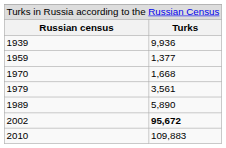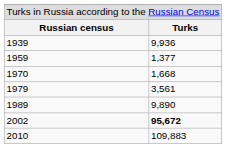(163, 105) 5,890 -> (163, 105) 9,890
